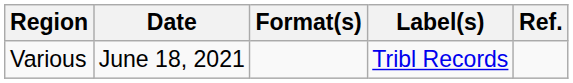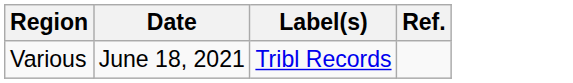- column: (309, 22)
